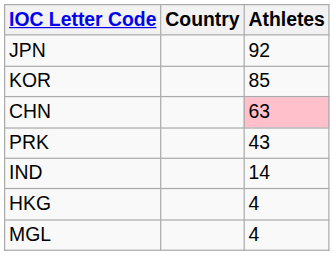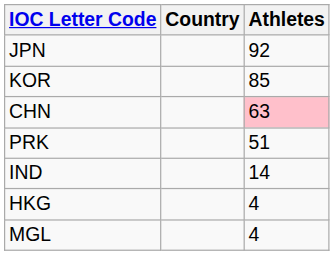(259, 142) 43 -> (259, 142) 51
